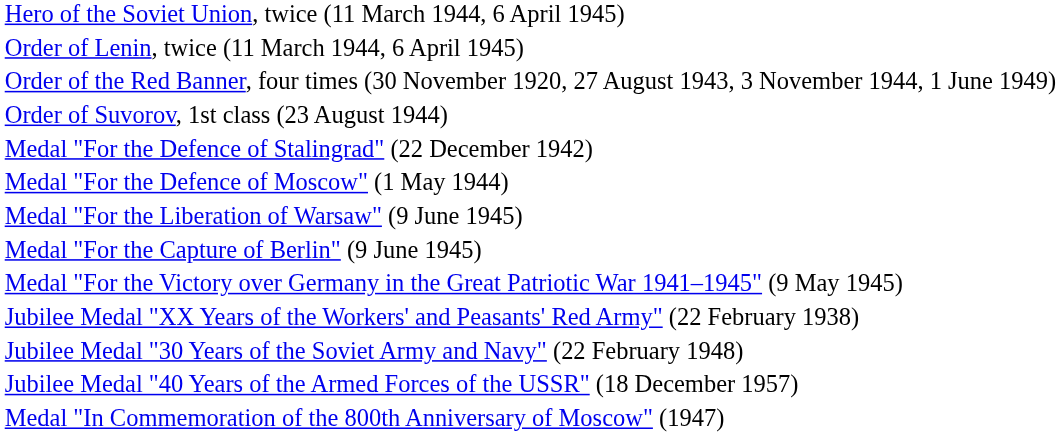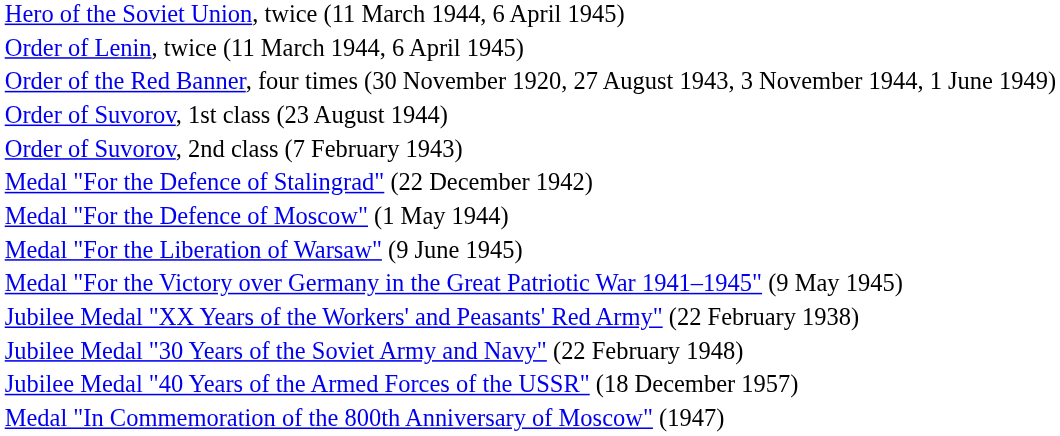+ row: (234, 148)
- row: (243, 249)
